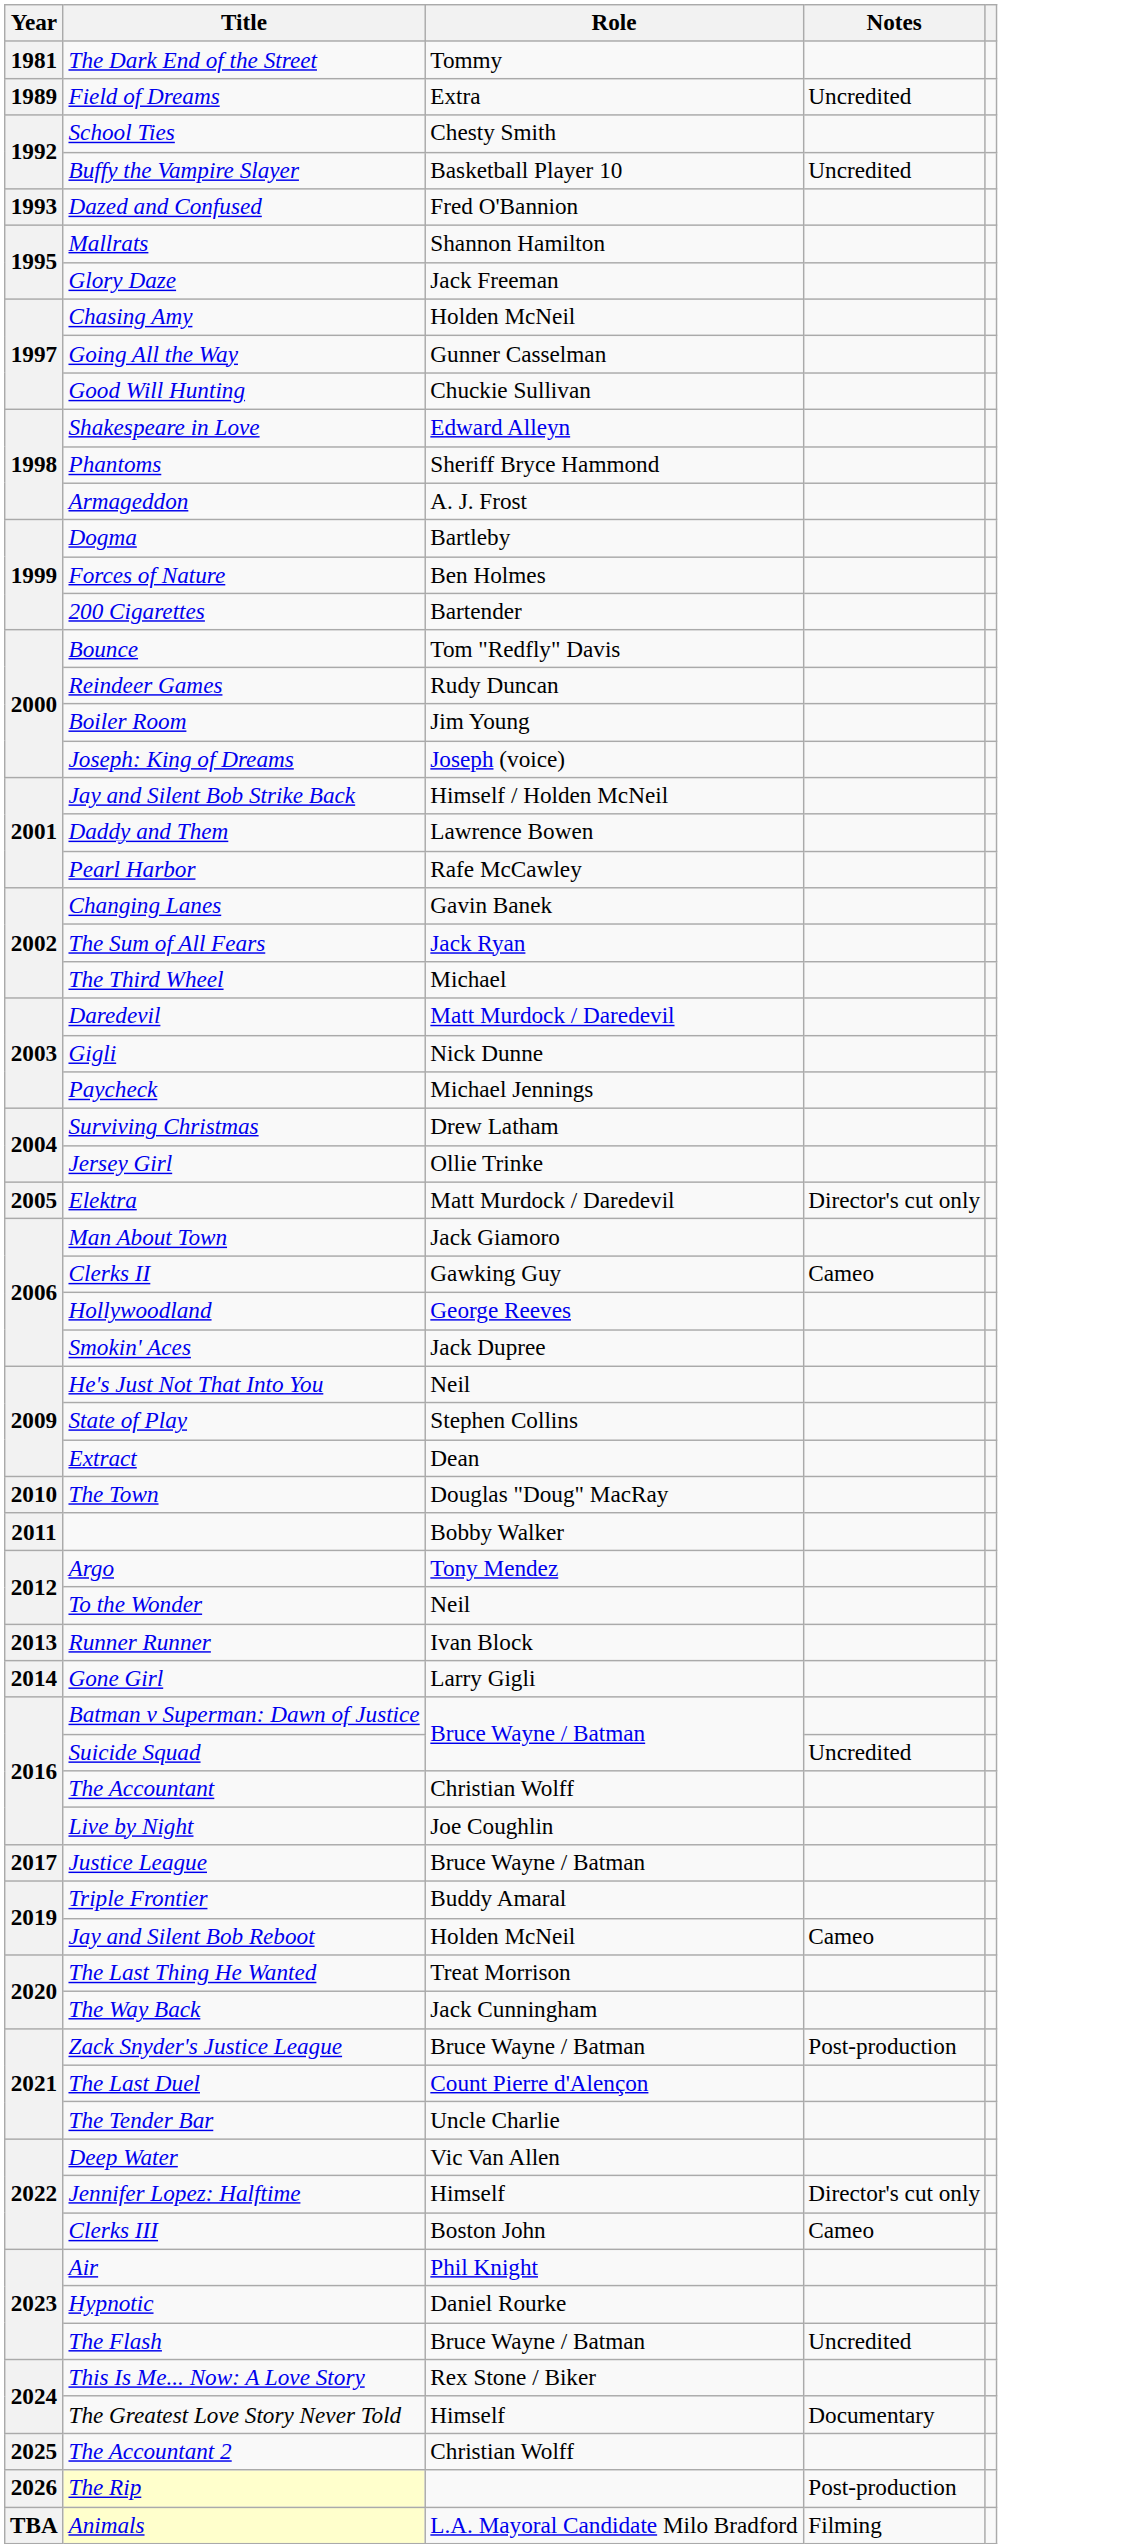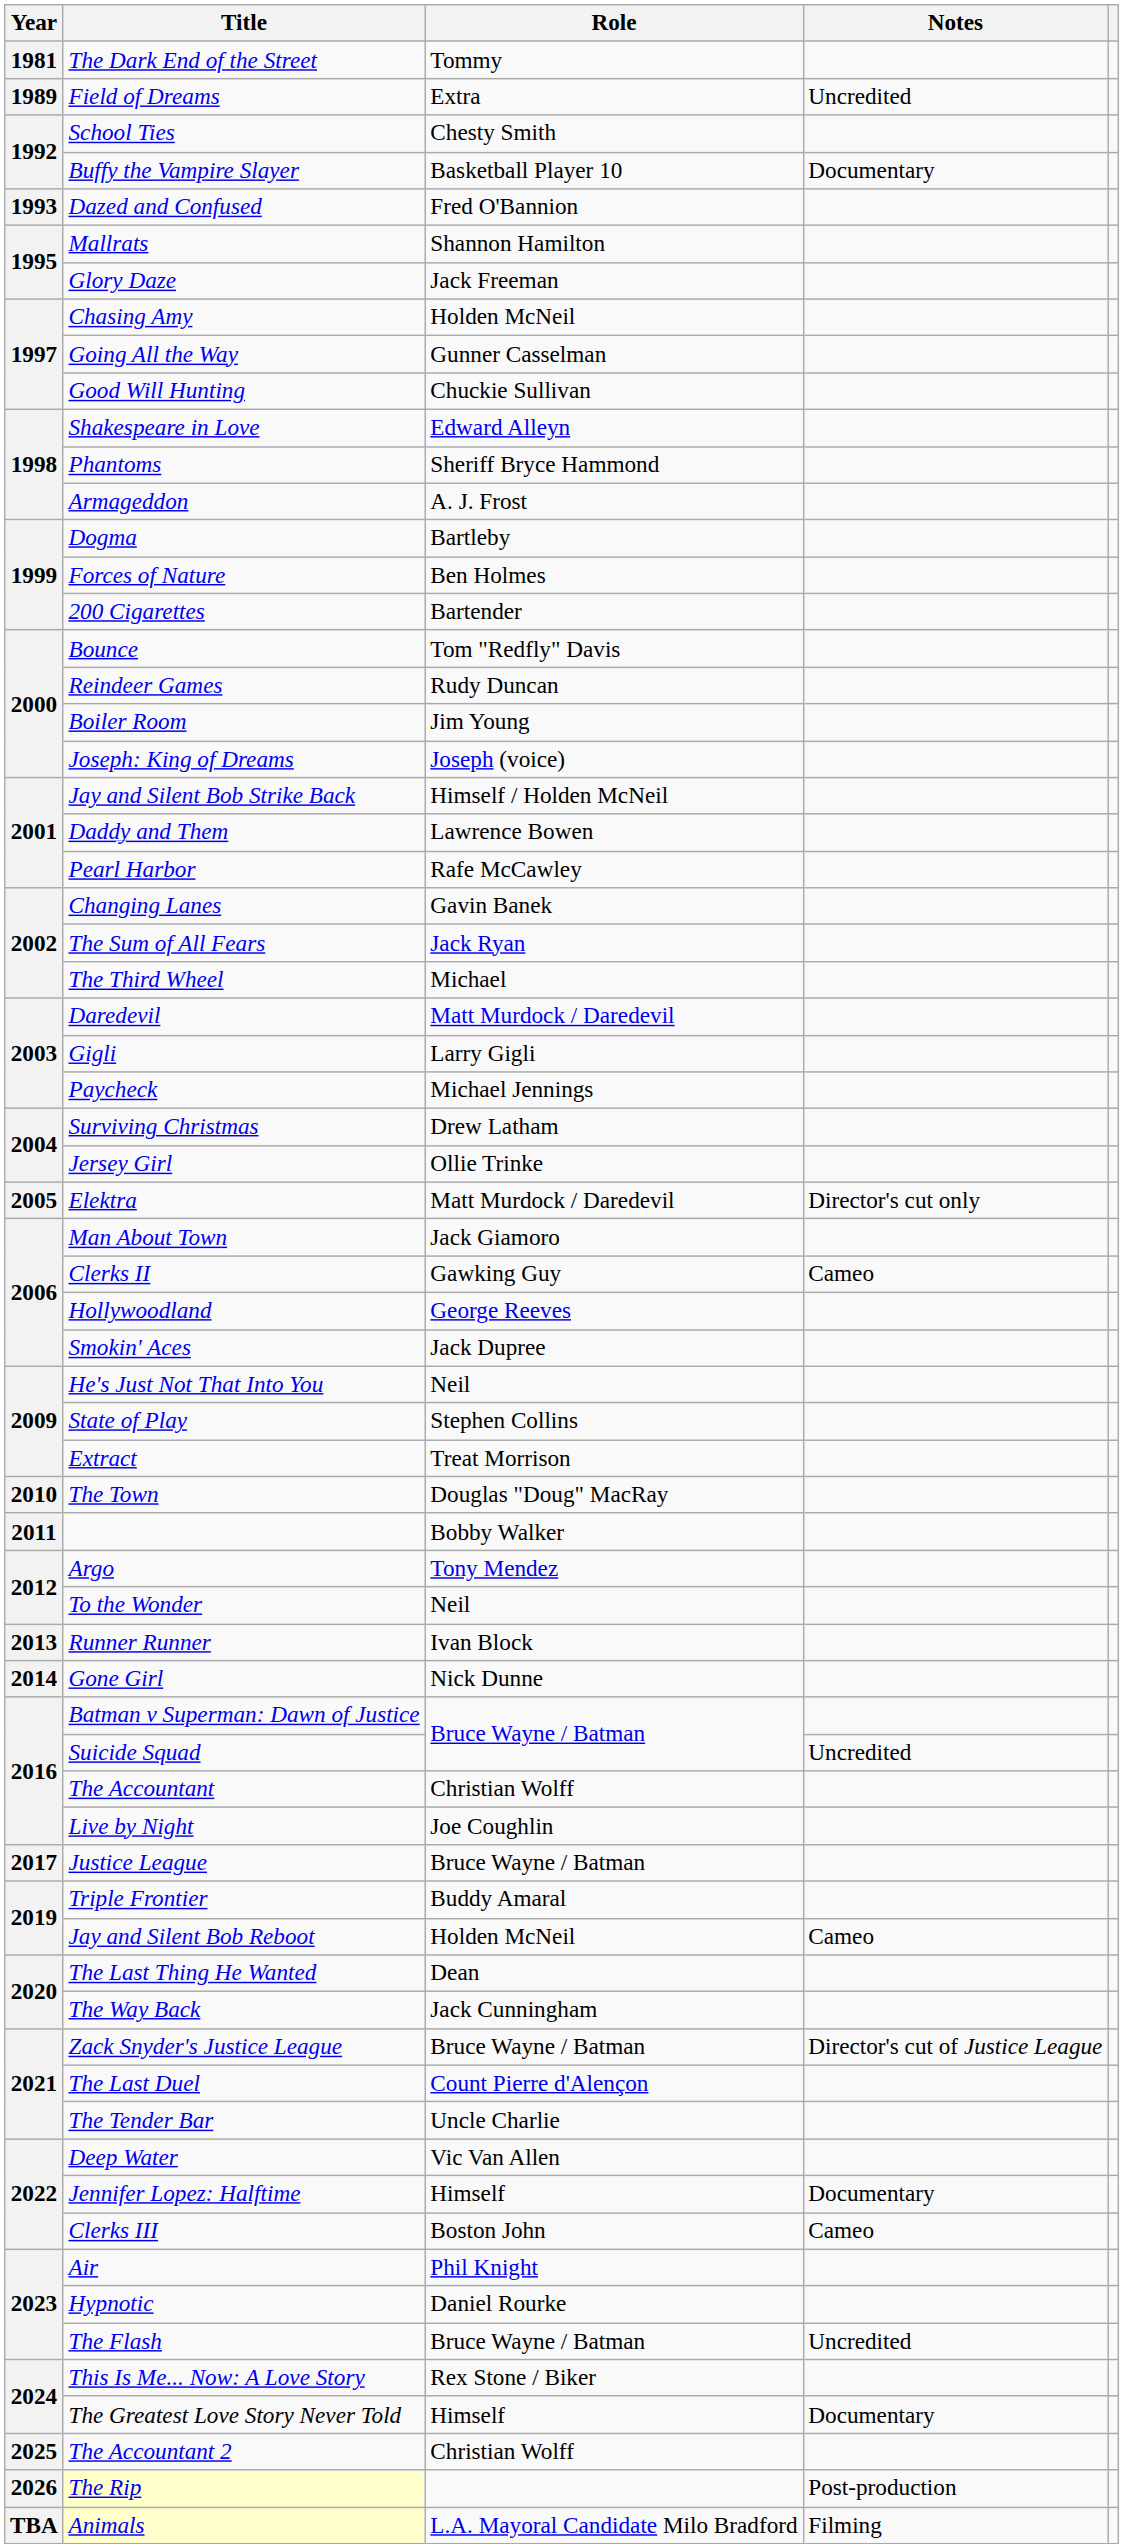(860, 170) Uncredited -> (871, 170) Documentary
(487, 1053) Nick Dunne -> (483, 1053) Larry Gigli
(455, 1457) Dean -> (500, 1457) Treat Morrison
(483, 1678) Larry Gigli -> (487, 1678) Nick Dunne
(500, 1972) Treat Morrison -> (455, 1972) Dean
(882, 2046) Post-production -> (955, 2046) Director's cut of Justice League
(894, 2193) Director's cut only -> (871, 2193) Documentary
